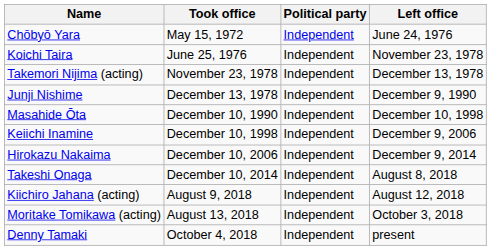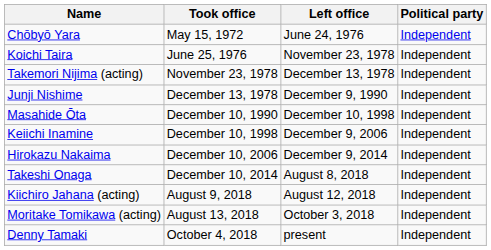columns swapped: (428, 14) <-> (325, 14)
